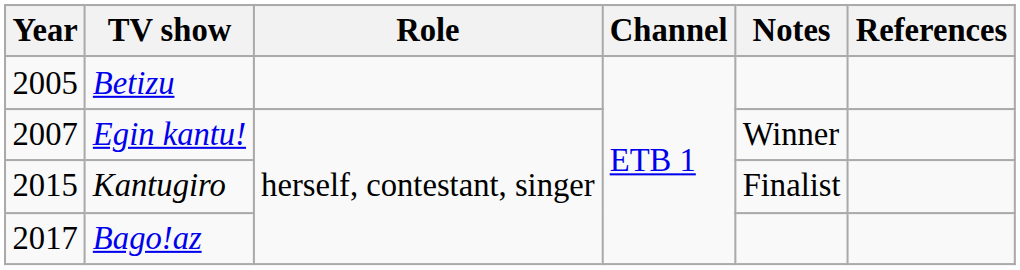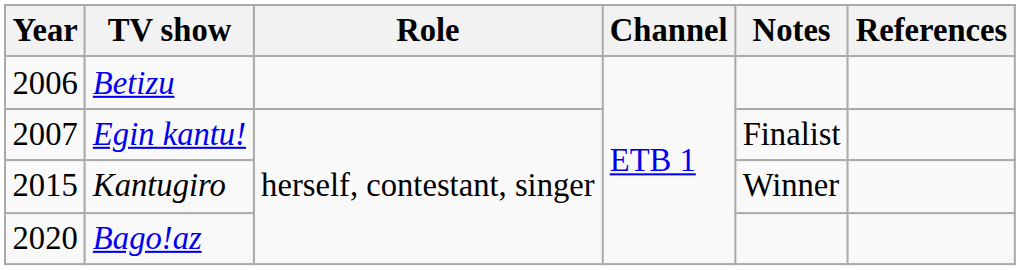(45, 82) 2005 -> (45, 82) 2006
(791, 133) Winner -> (792, 133) Finalist
(792, 185) Finalist -> (791, 185) Winner
(45, 237) 2017 -> (45, 237) 2020
